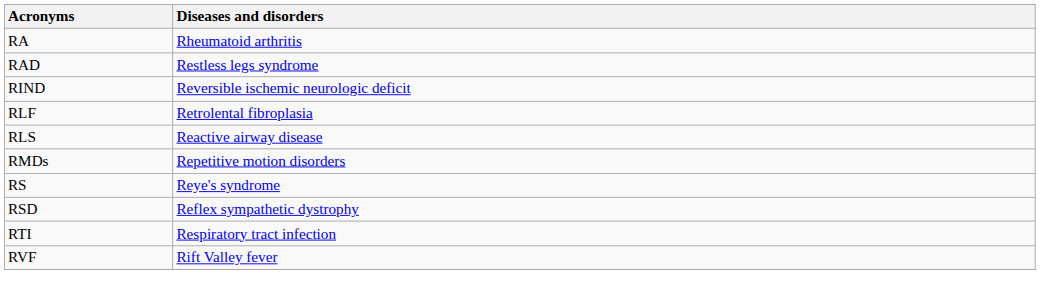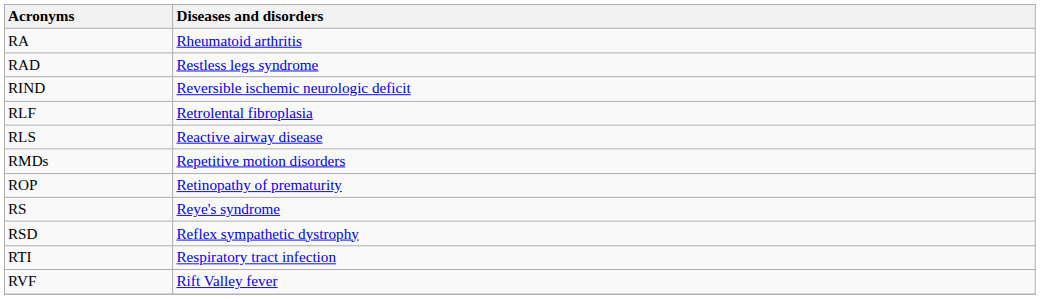+ row: (23, 185)
